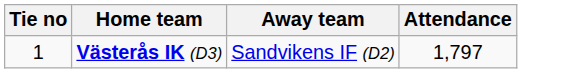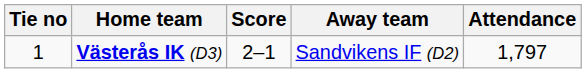+ column: (259, 20)
